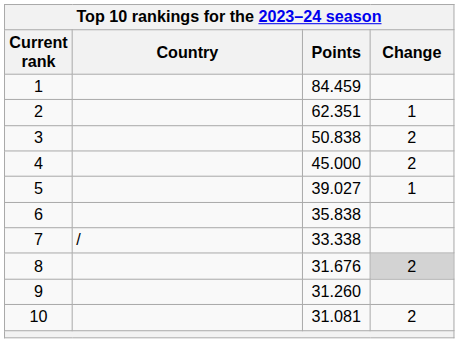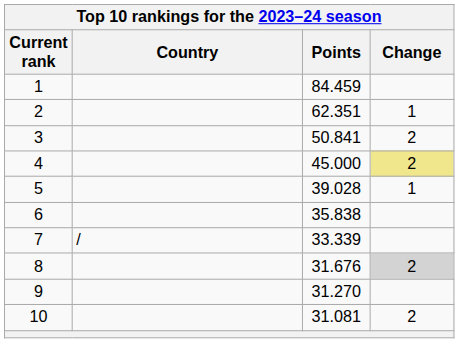(336, 138) 50.838 -> (336, 138) 50.841
(412, 163) no background -> (412, 163) khaki background
(336, 189) 39.027 -> (336, 189) 39.028
(336, 240) 33.338 -> (336, 240) 33.339
(336, 291) 31.260 -> (336, 291) 31.270
